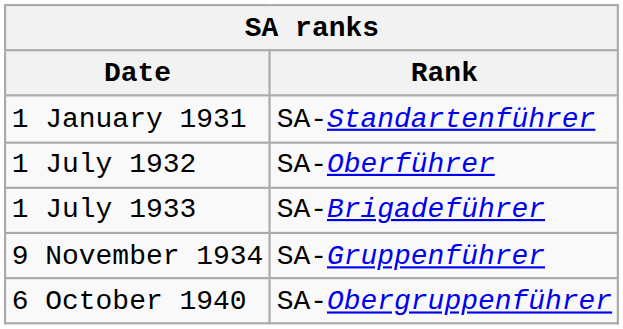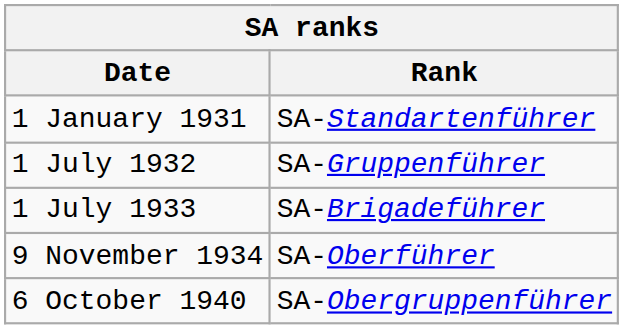(386, 165) SA-Oberführer -> (411, 165) SA-Gruppenführer
(411, 256) SA-Gruppenführer -> (386, 256) SA-Oberführer
